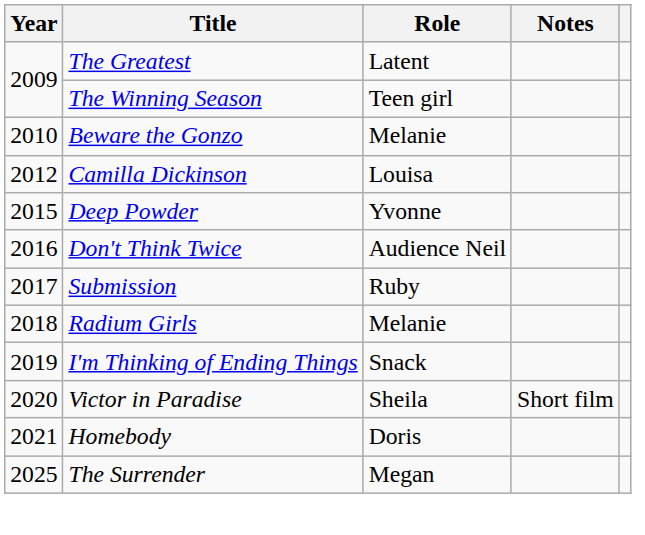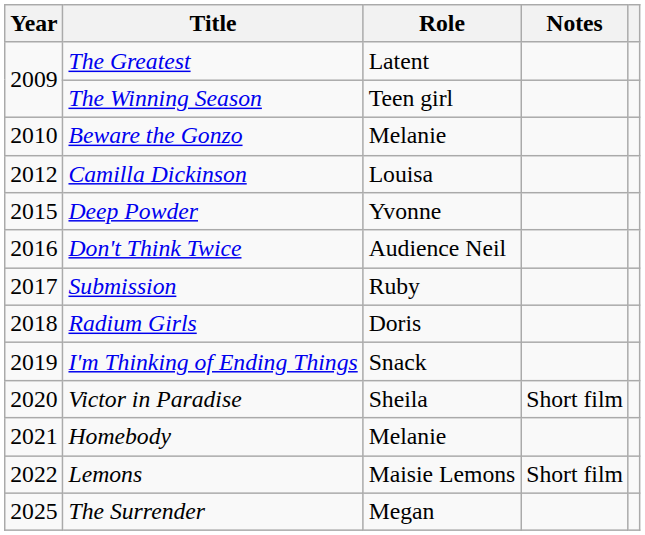(407, 323) Melanie -> (395, 323) Doris
(395, 436) Doris -> (407, 436) Melanie
+ row: (105, 473)
